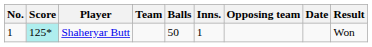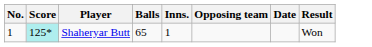- column: (149, 14)
(173, 32) 50 -> (141, 32) 65
